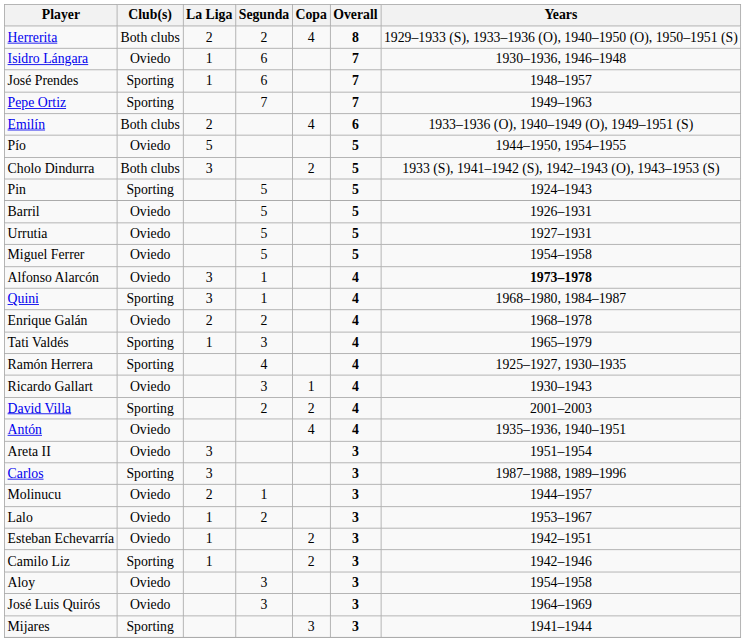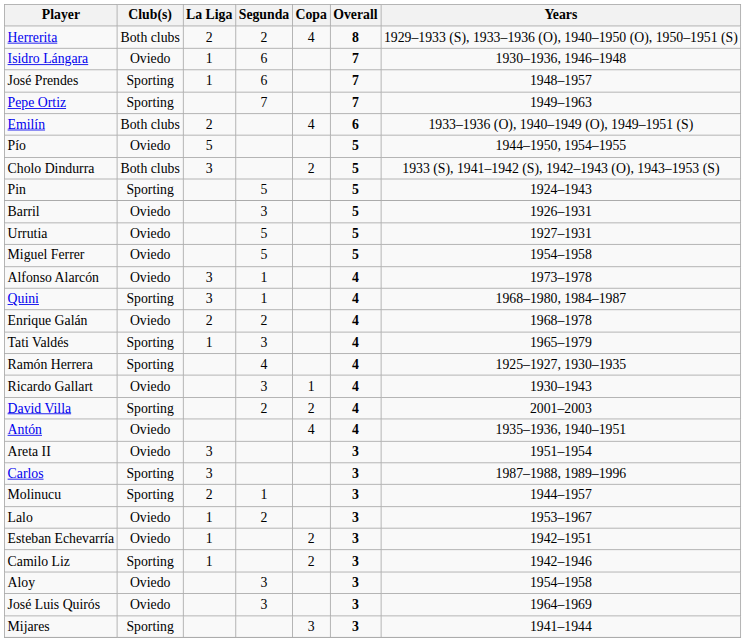(264, 211) 5 -> (264, 211) 3
(561, 277) bold -> (561, 277) normal
(150, 495) Oviedo -> (150, 495) Sporting
